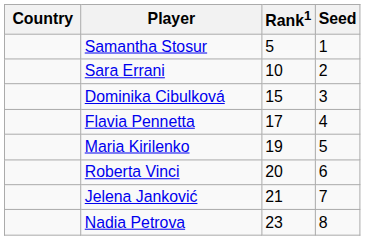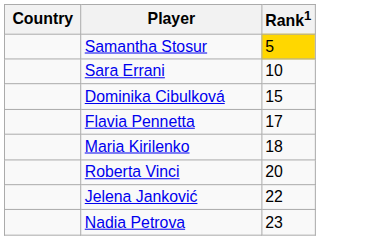- column: (338, 19)
(270, 46) no background -> (270, 46) gold background
(274, 146) 19 -> (274, 146) 18
(274, 197) 21 -> (274, 197) 22
